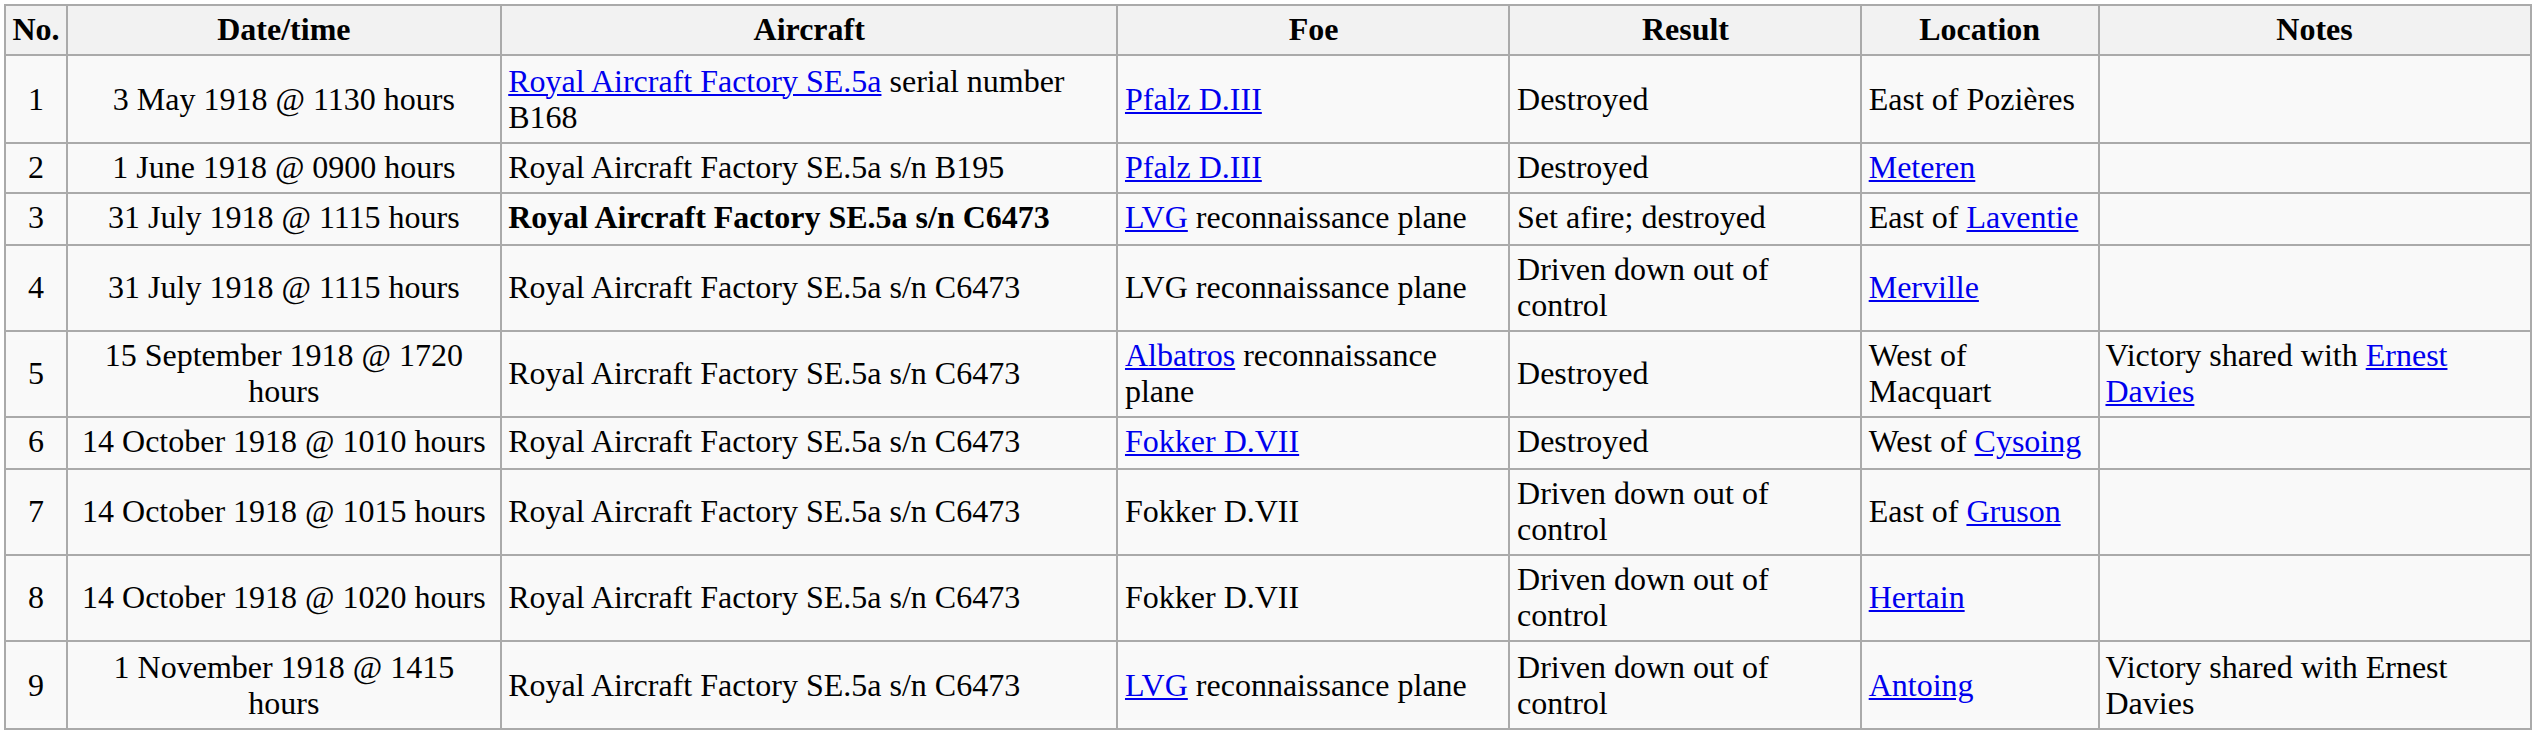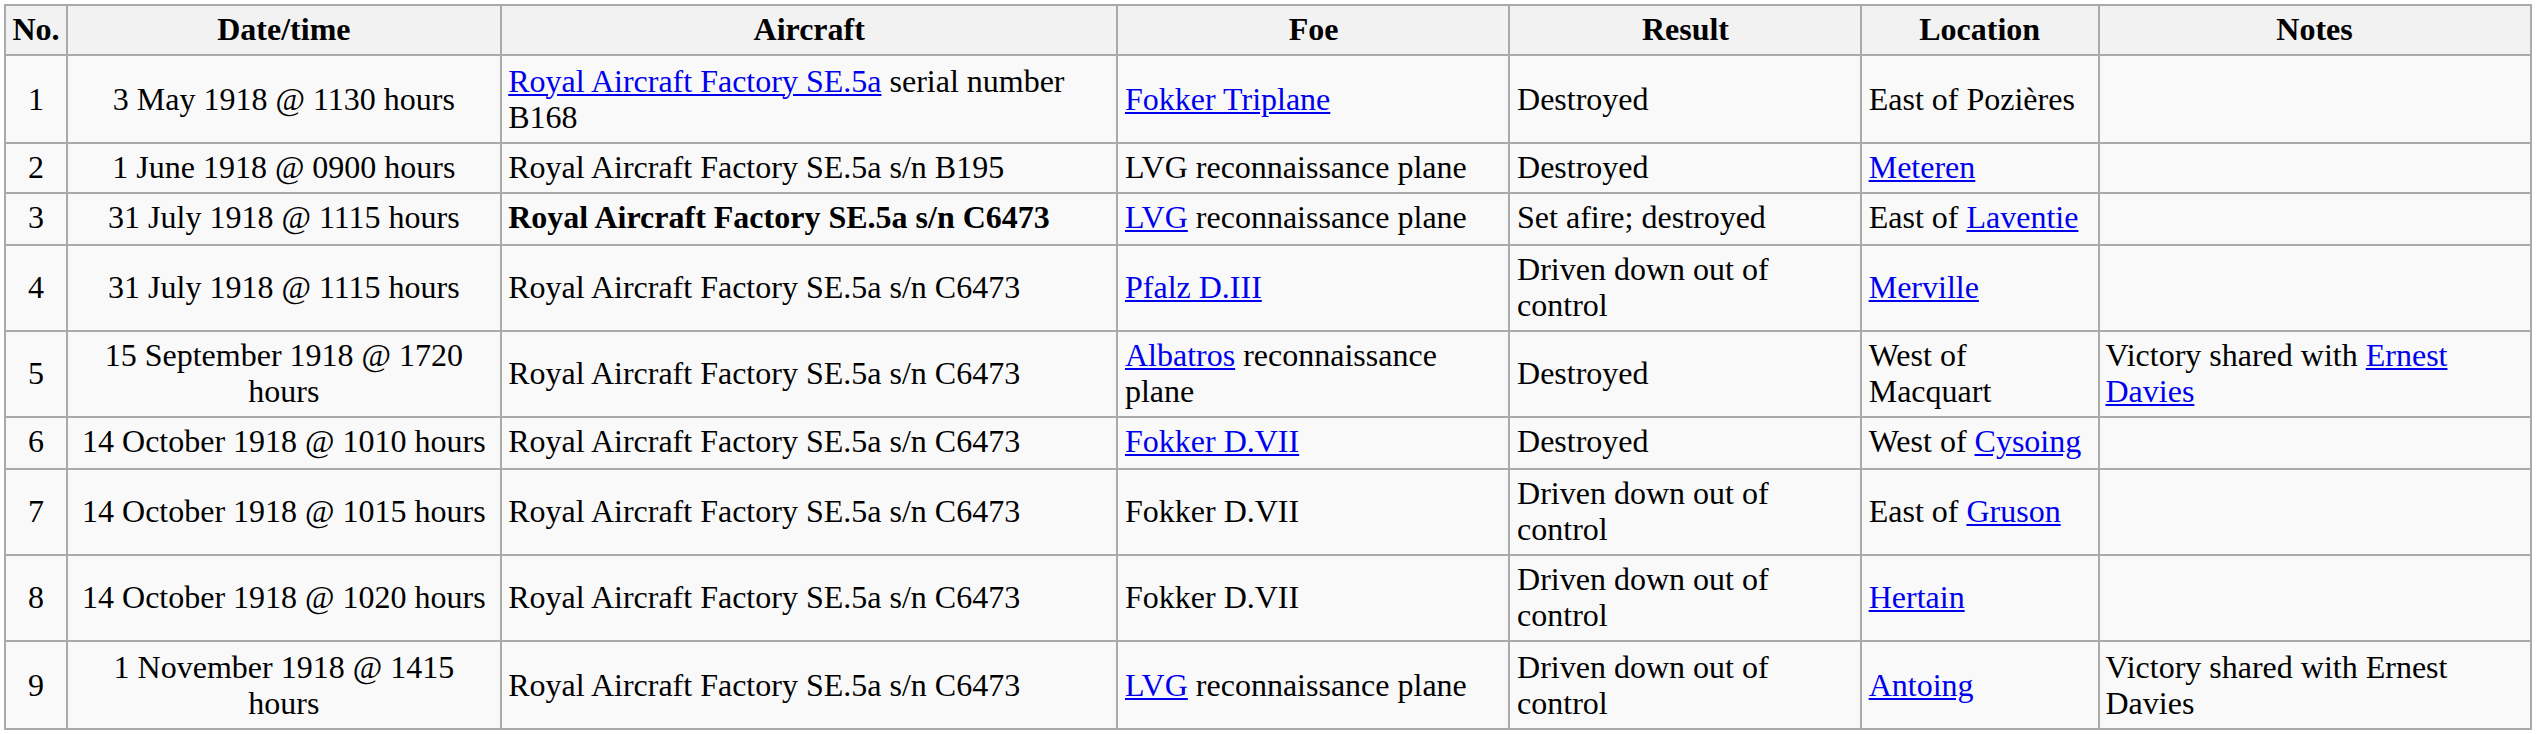(1193, 98) Pfalz D.III -> (1228, 98) Fokker Triplane
(1193, 167) Pfalz D.III -> (1296, 167) LVG reconnaissance plane
(1296, 286) LVG reconnaissance plane -> (1193, 286) Pfalz D.III
